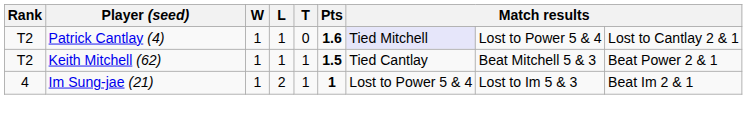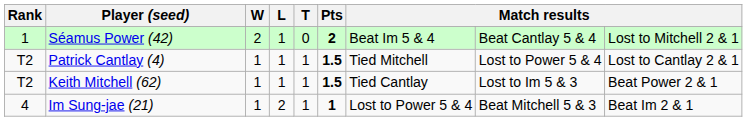+ row: (111, 37)
(306, 37) 0 -> (306, 60) 1
(332, 37) 1.6 -> (332, 60) 1.5
(389, 37) lavender background -> (389, 60) no background
(537, 60) Beat Mitchell 5 & 3 -> (528, 82) Lost to Im 5 & 3
(528, 82) Lost to Im 5 & 3 -> (537, 104) Beat Mitchell 5 & 3
